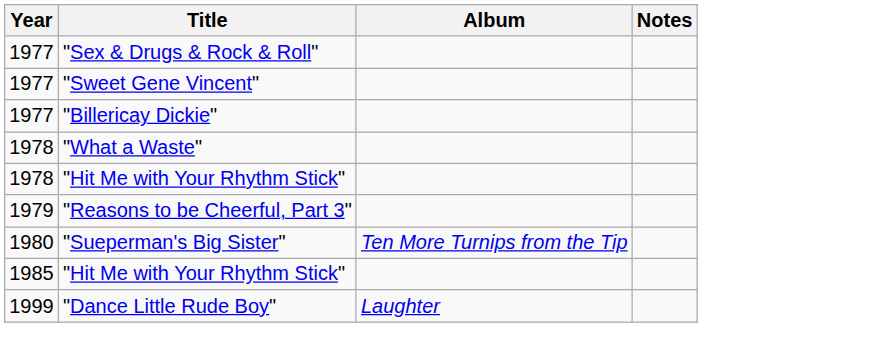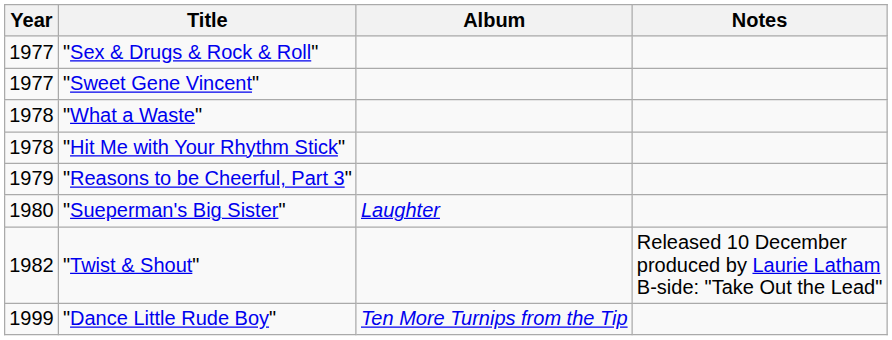- row: (31, 115)
(494, 242) Ten More Turnips from the Tip -> (400, 210) Laughter
+ row: (31, 264)
- row: (31, 274)
(400, 305) Laughter -> (494, 319) Ten More Turnips from the Tip
